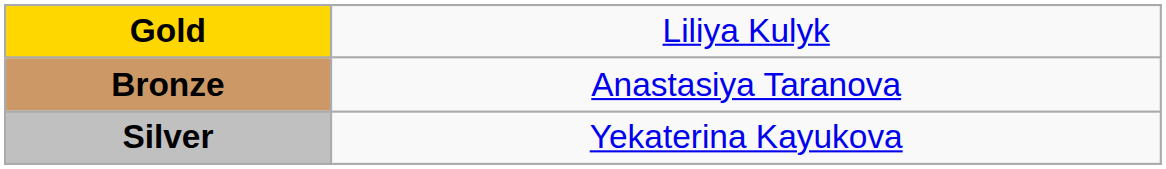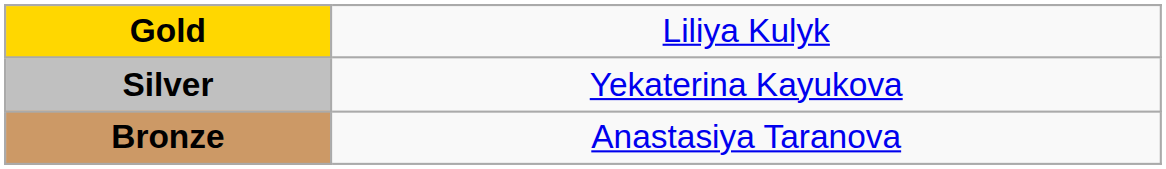rows swapped: (168, 137) <-> (168, 84)
